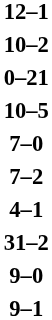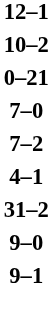- row: (26, 110)
